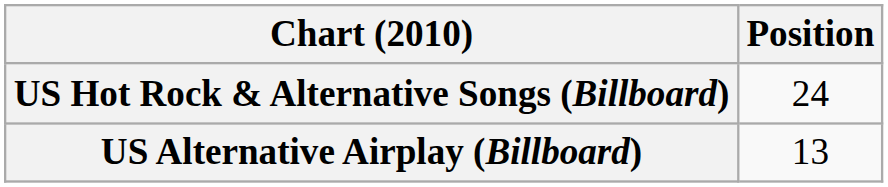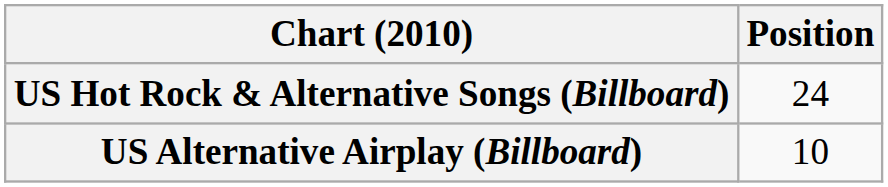(810, 151) 13 -> (810, 151) 10
